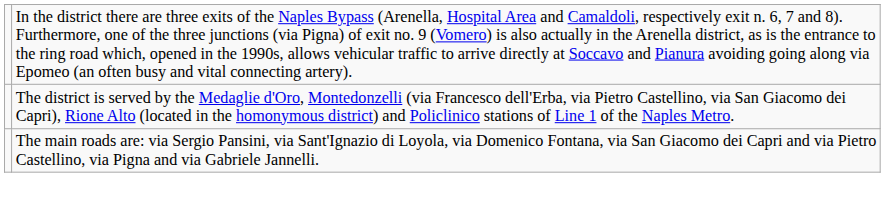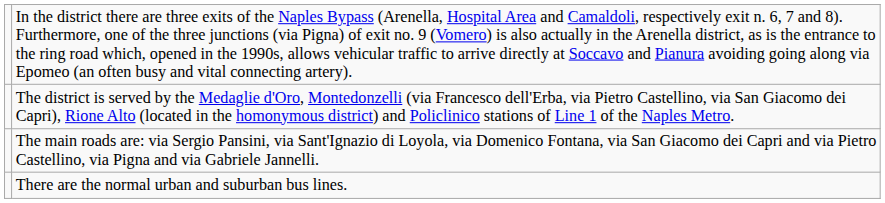+ row: (181, 185)
